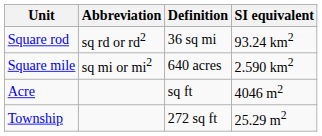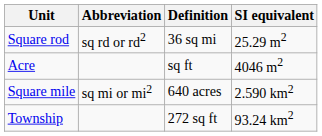(264, 39) 93.24 km2 -> (261, 39) 25.29 m2
rows swapped: (21, 92) <-> (42, 66)
(261, 118) 25.29 m2 -> (264, 118) 93.24 km2
